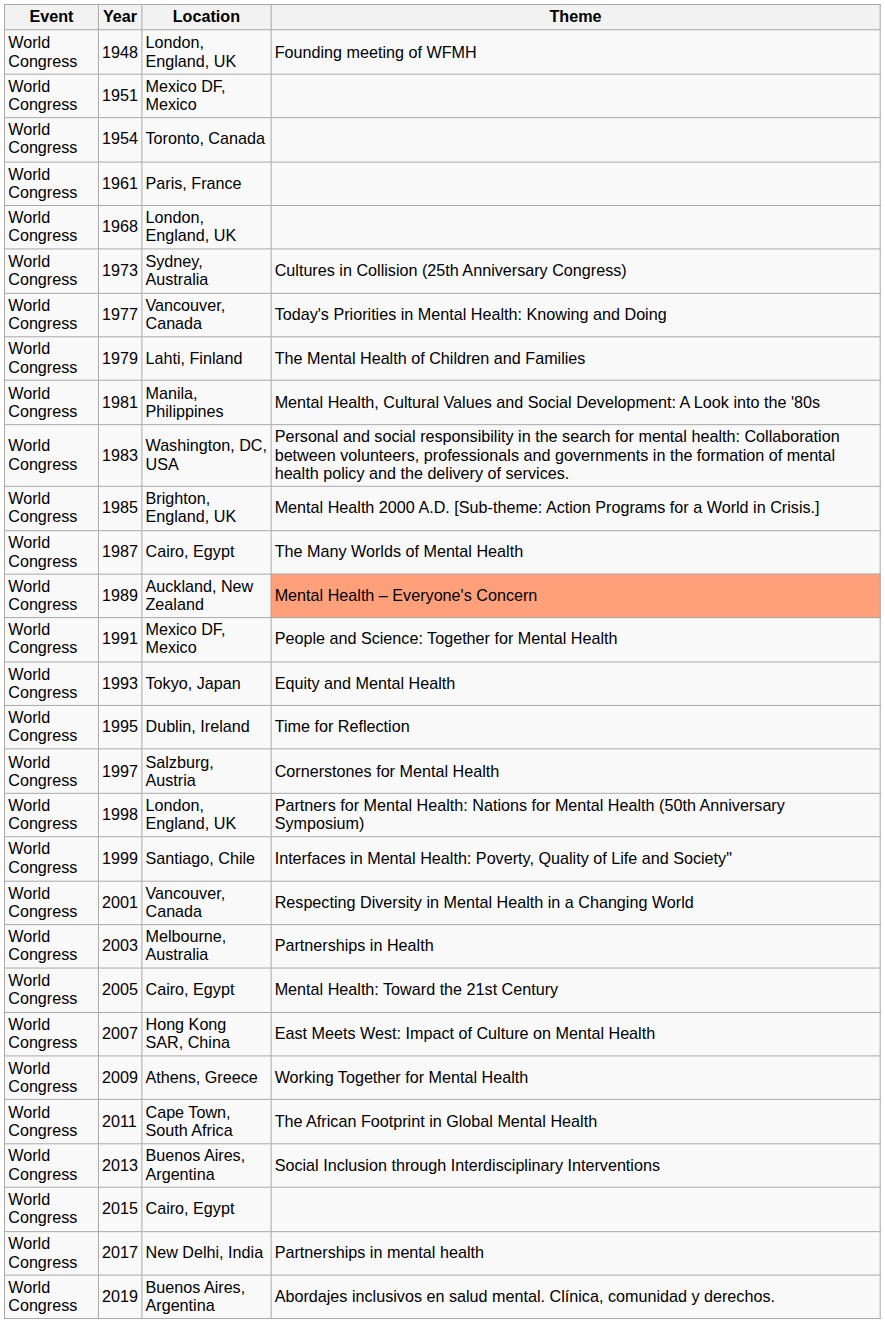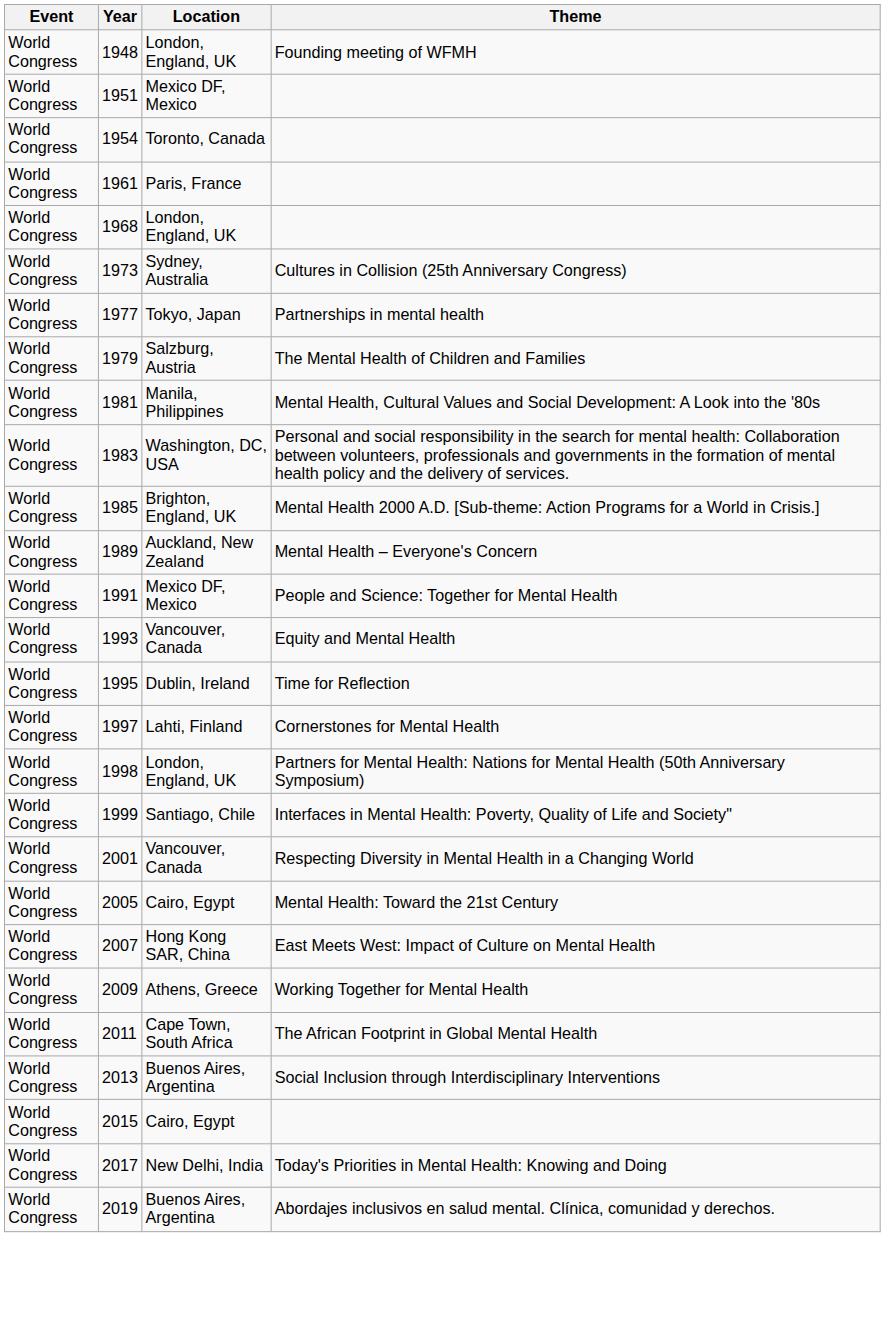(185, 314) Vancouver, Canada -> (193, 314) Tokyo, Japan
(471, 314) Today's Priorities in Mental Health: Knowing and Doing -> (379, 314) Partnerships in mental health
(194, 358) Lahti, Finland -> (180, 358) Salzburg, Austria
- row: (120, 552)
(406, 595) lightsalmon background -> (406, 552) no background
(193, 683) Tokyo, Japan -> (185, 639) Vancouver, Canada
(180, 771) Salzburg, Austria -> (194, 727) Lahti, Finland
- row: (120, 946)
(379, 1253) Partnerships in mental health -> (471, 1165) Today's Priorities in Mental Health: Knowing and Doing
